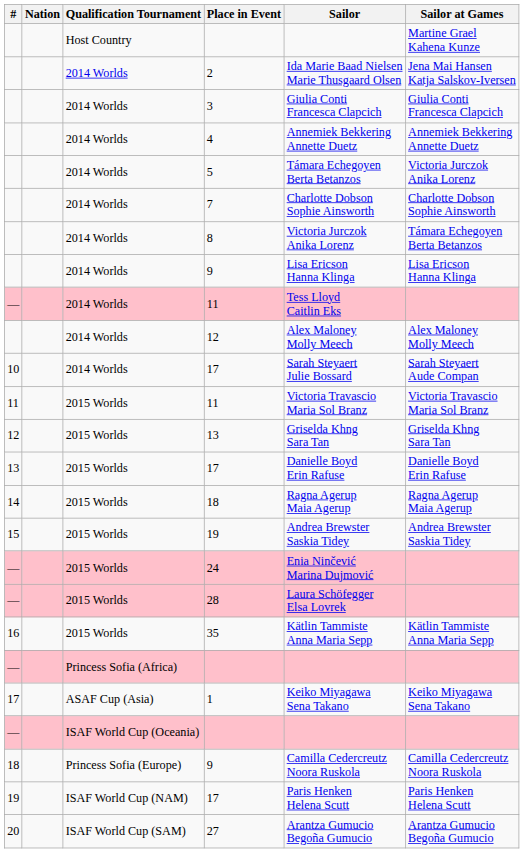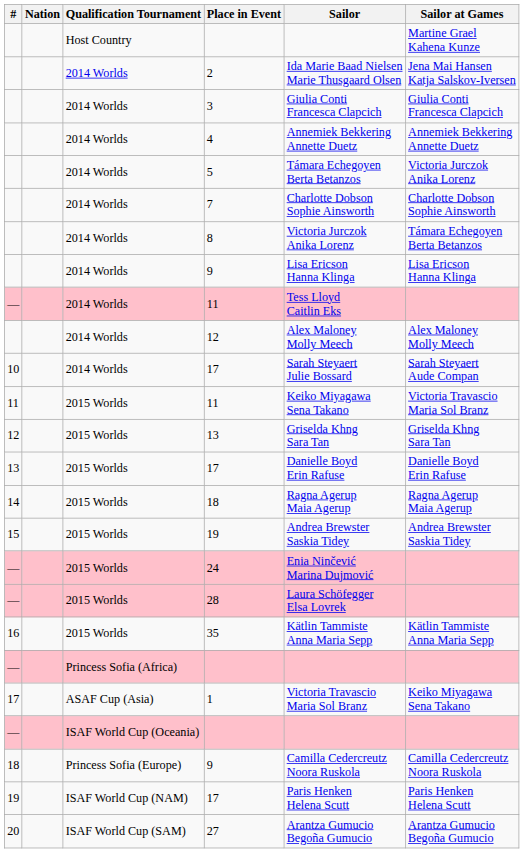(331, 402) Victoria Travascio Maria Sol Branz -> (329, 402) Keiko Miyagawa Sena Takano
(329, 699) Keiko Miyagawa Sena Takano -> (331, 699) Victoria Travascio Maria Sol Branz
